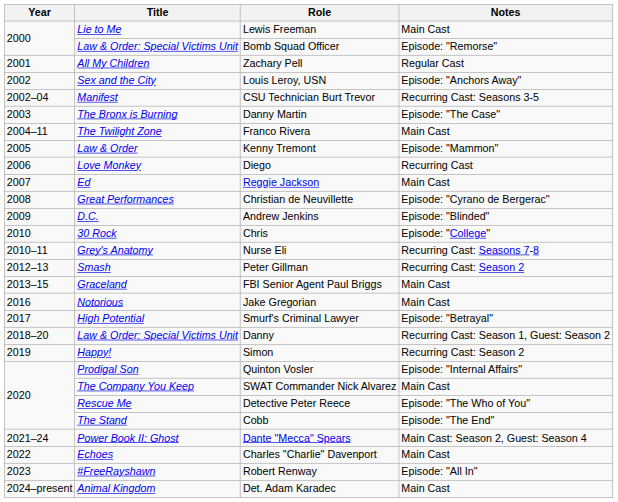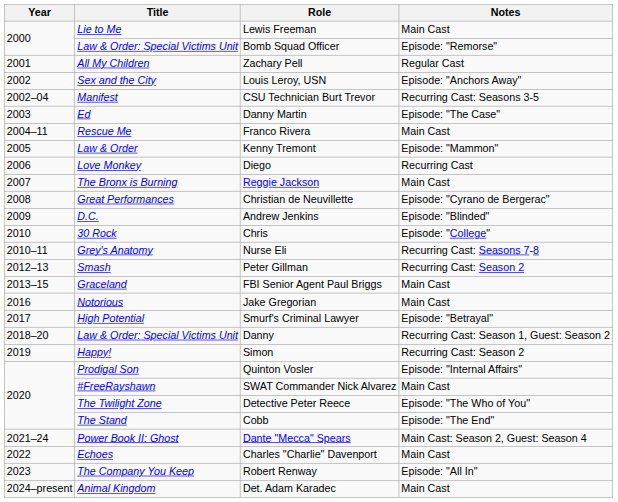(127, 115) The Bronx is Burning -> (84, 115) Ed
(120, 132) The Twilight Zone -> (104, 132) Rescue Me
(84, 183) Ed -> (127, 183) The Bronx is Burning
(136, 387) The Company You Keep -> (116, 387) #FreeRayshawn
(104, 404) Rescue Me -> (120, 404) The Twilight Zone
(116, 472) #FreeRayshawn -> (136, 472) The Company You Keep
